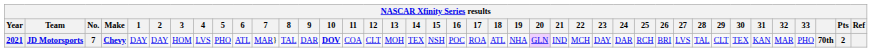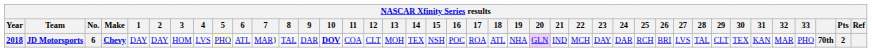(15, 40) 2021 -> (15, 40) 2018
(93, 40) 7 -> (93, 40) 6
(223, 40) no background -> (223, 40) lightyellow background
